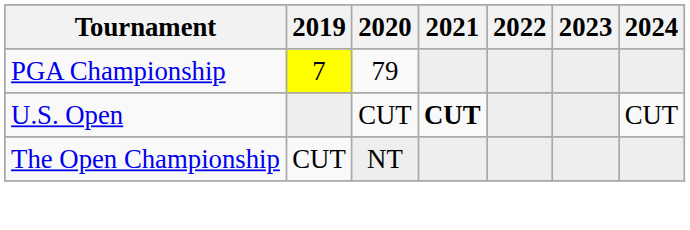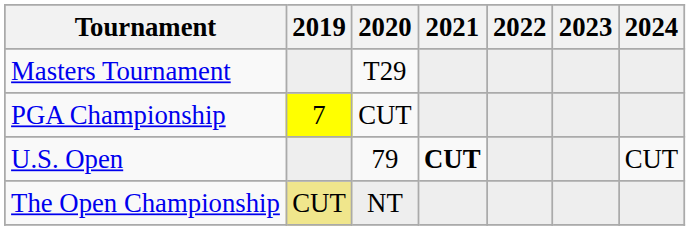+ row: (121, 70)
(385, 70) 79 -> (385, 114) CUT
(385, 114) CUT -> (385, 159) 79
(319, 159) no background -> (319, 203) khaki background
